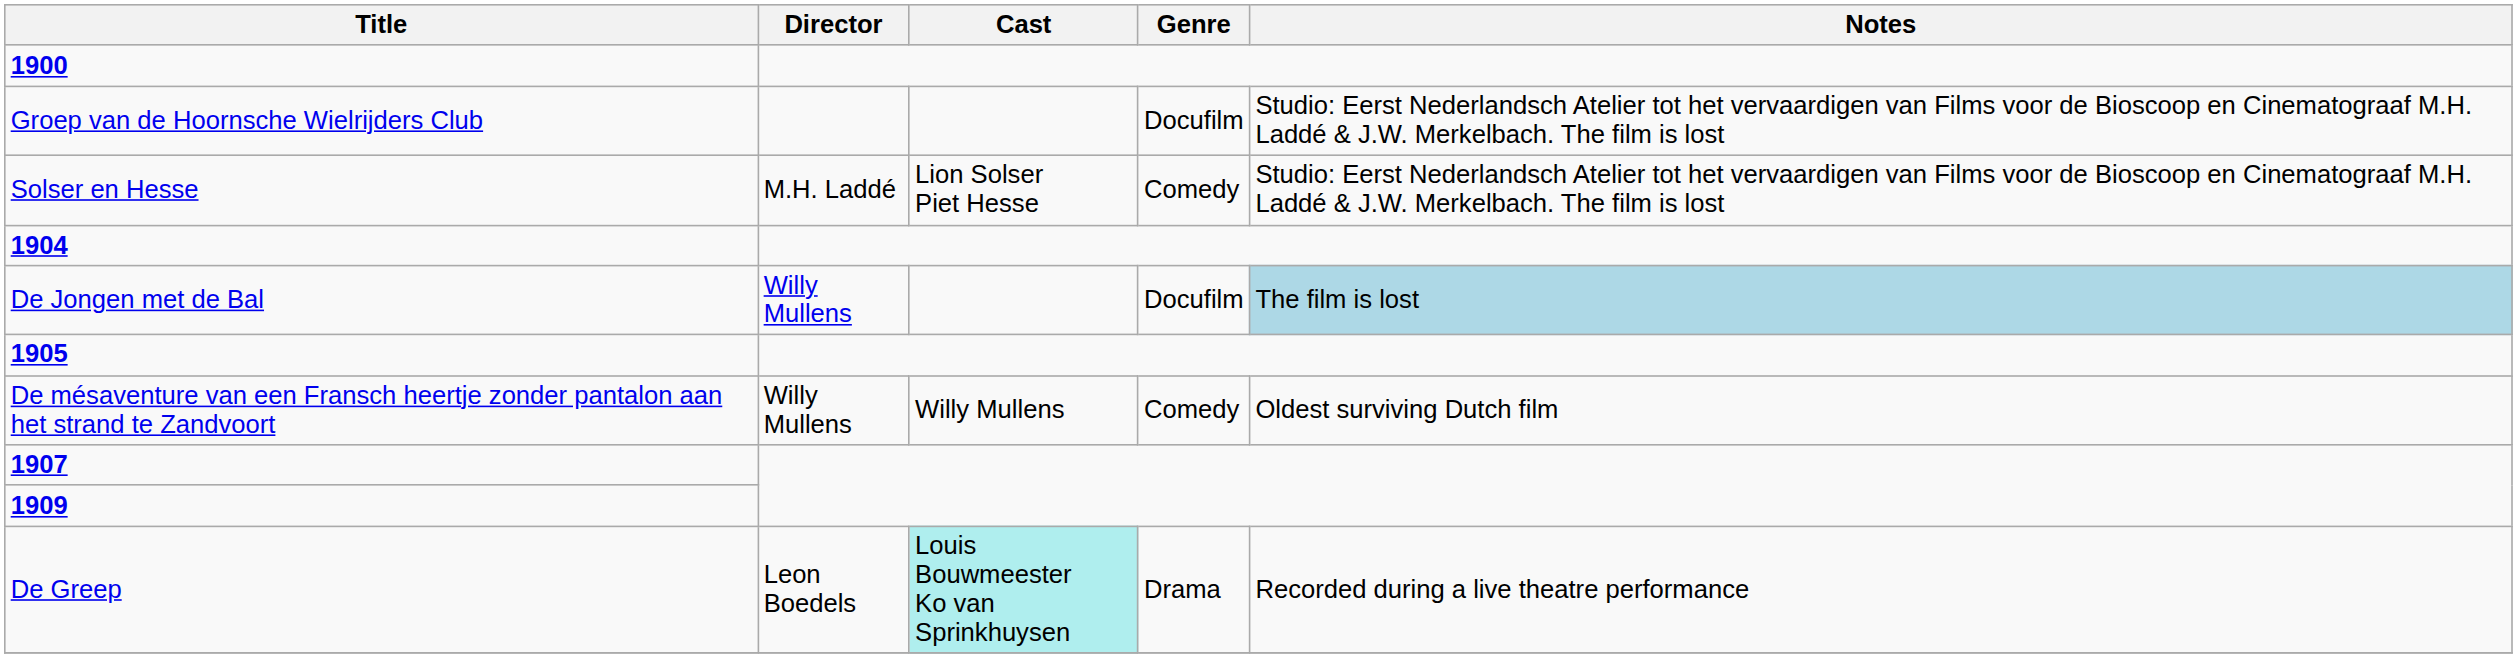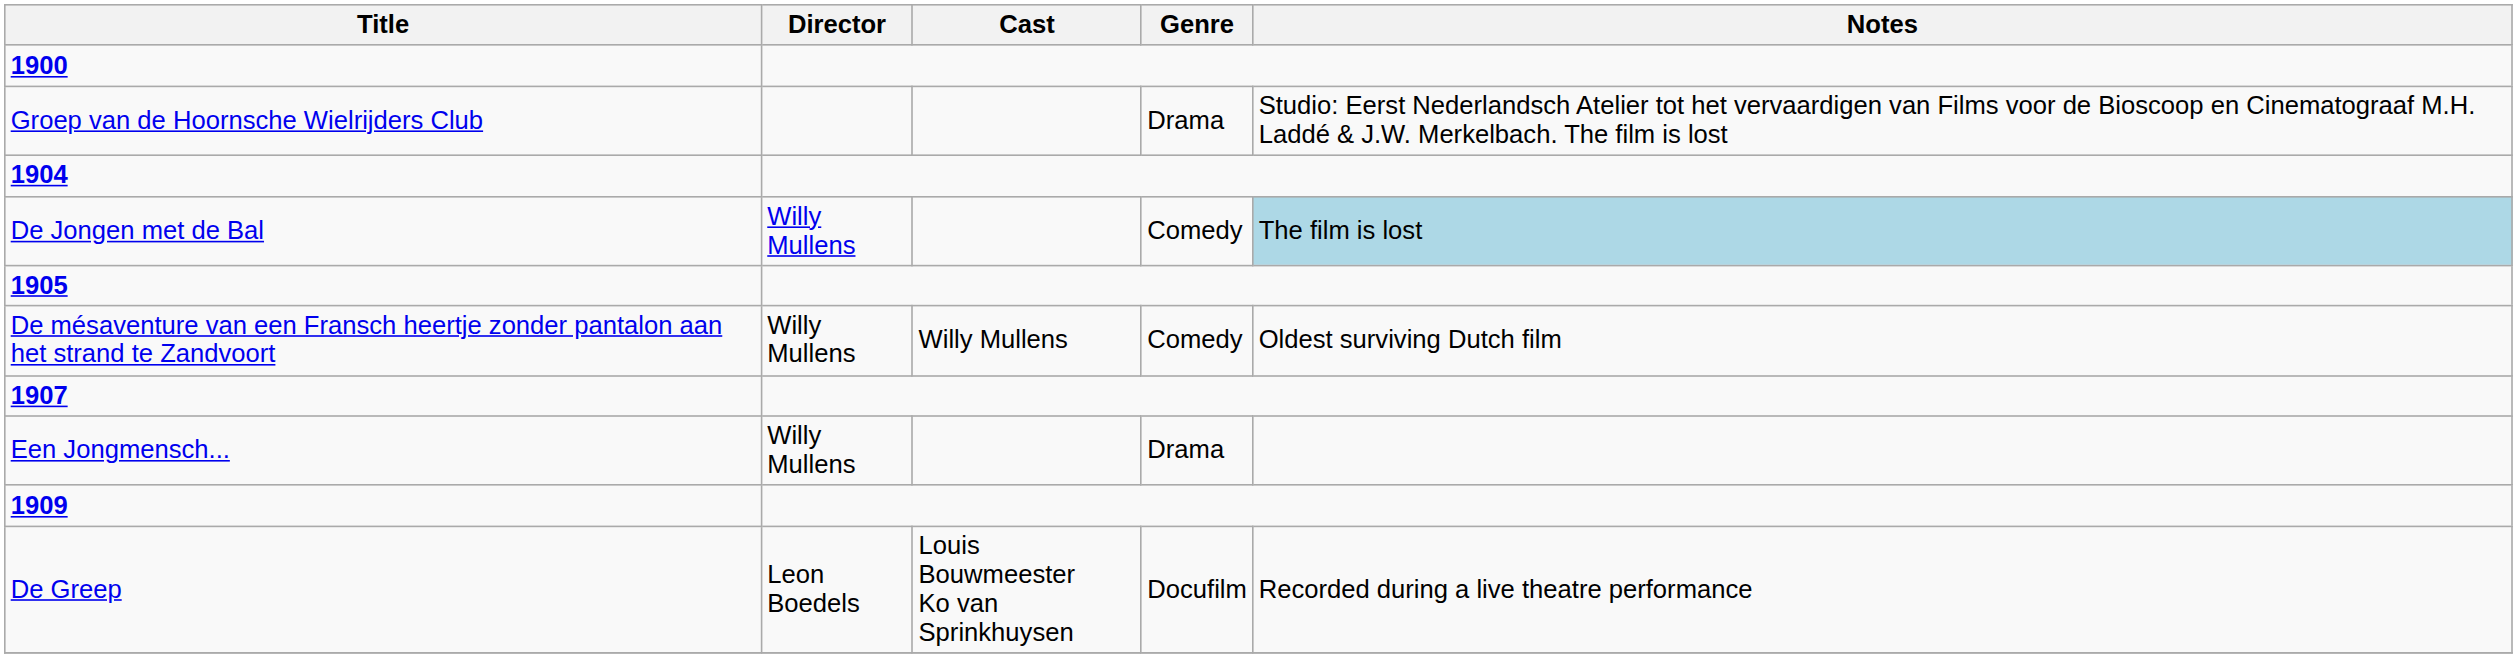(1194, 120) Docufilm -> (1186, 120) Drama
- row: (105, 189)
(1194, 299) Docufilm -> (1195, 230) Comedy
+ row: (120, 450)
(993, 589) paleturquoise background -> (997, 589) no background
(1182, 589) Drama -> (1197, 589) Docufilm
